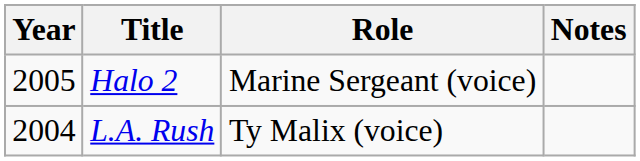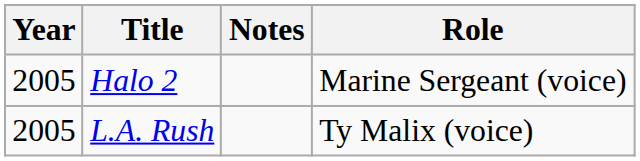columns swapped: (383, 29) <-> (589, 29)
(44, 130) 2004 -> (44, 130) 2005
